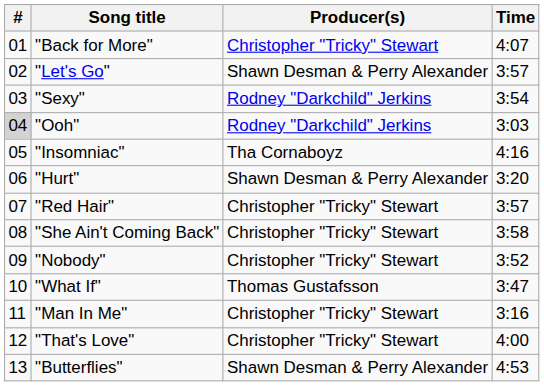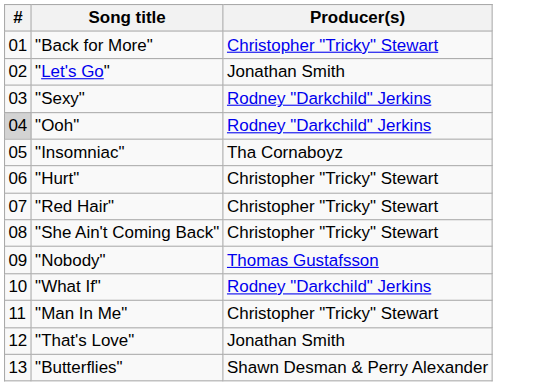- column: (516, 17)
(358, 71) Shawn Desman & Perry Alexander -> (286, 71) Jonathan Smith
(358, 179) Shawn Desman & Perry Alexander -> (333, 179) Christopher "Tricky" Stewart
(333, 260) Christopher "Tricky" Stewart -> (303, 260) Thomas Gustafsson
(303, 286) Thomas Gustafsson -> (329, 286) Rodney "Darkchild" Jerkins
(333, 340) Christopher "Tricky" Stewart -> (286, 340) Jonathan Smith
